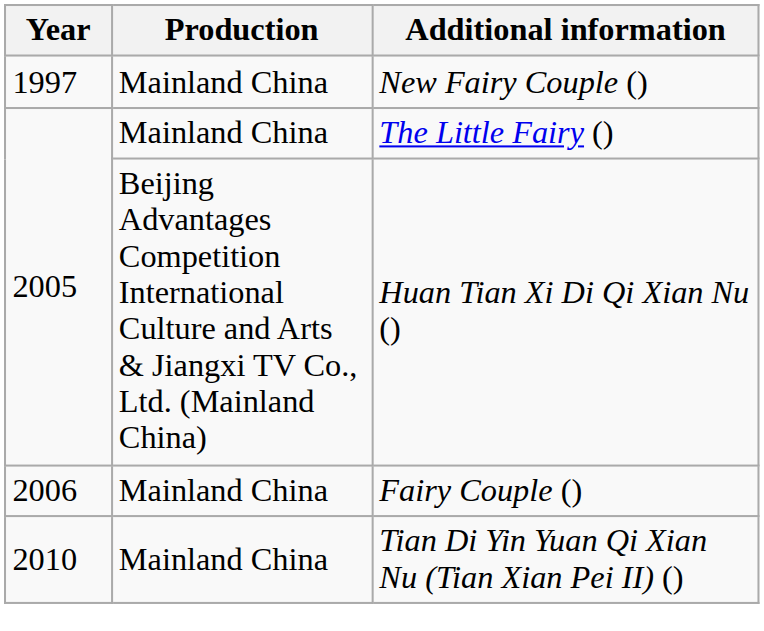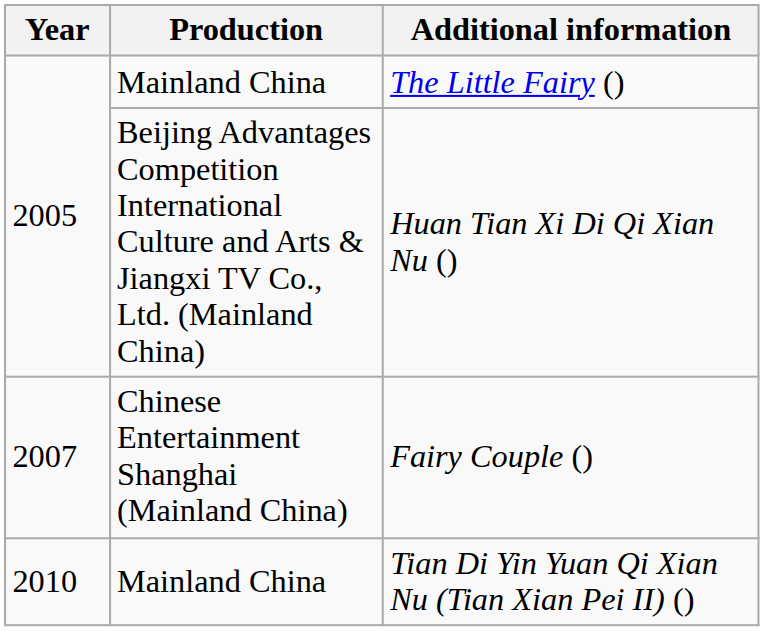- row: (514, 81)
(45, 489) 2006 -> (45, 456) 2007
(223, 489) Mainland China -> (232, 456) Chinese Entertainment Shanghai (Mainland China)
